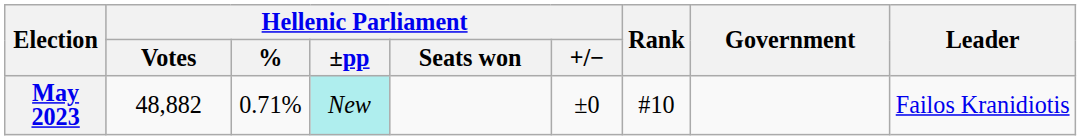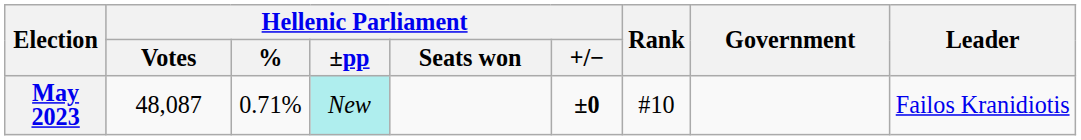(169, 104) 48,882 -> (169, 104) 48,087
(587, 104) normal -> (587, 104) bold
